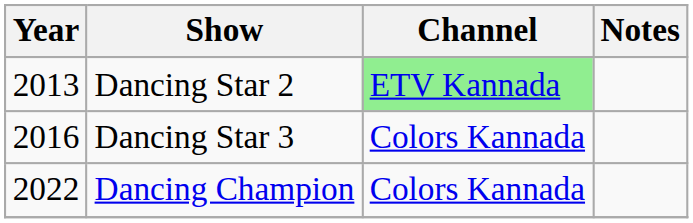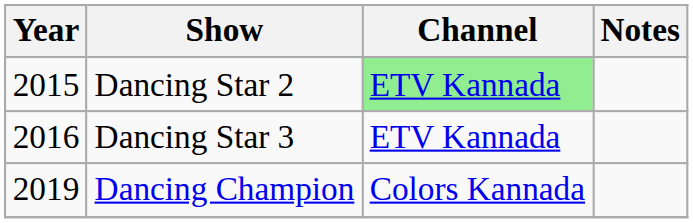(46, 83) 2013 -> (46, 83) 2015
(477, 136) Colors Kannada -> (465, 136) ETV Kannada
(46, 189) 2022 -> (46, 189) 2019
